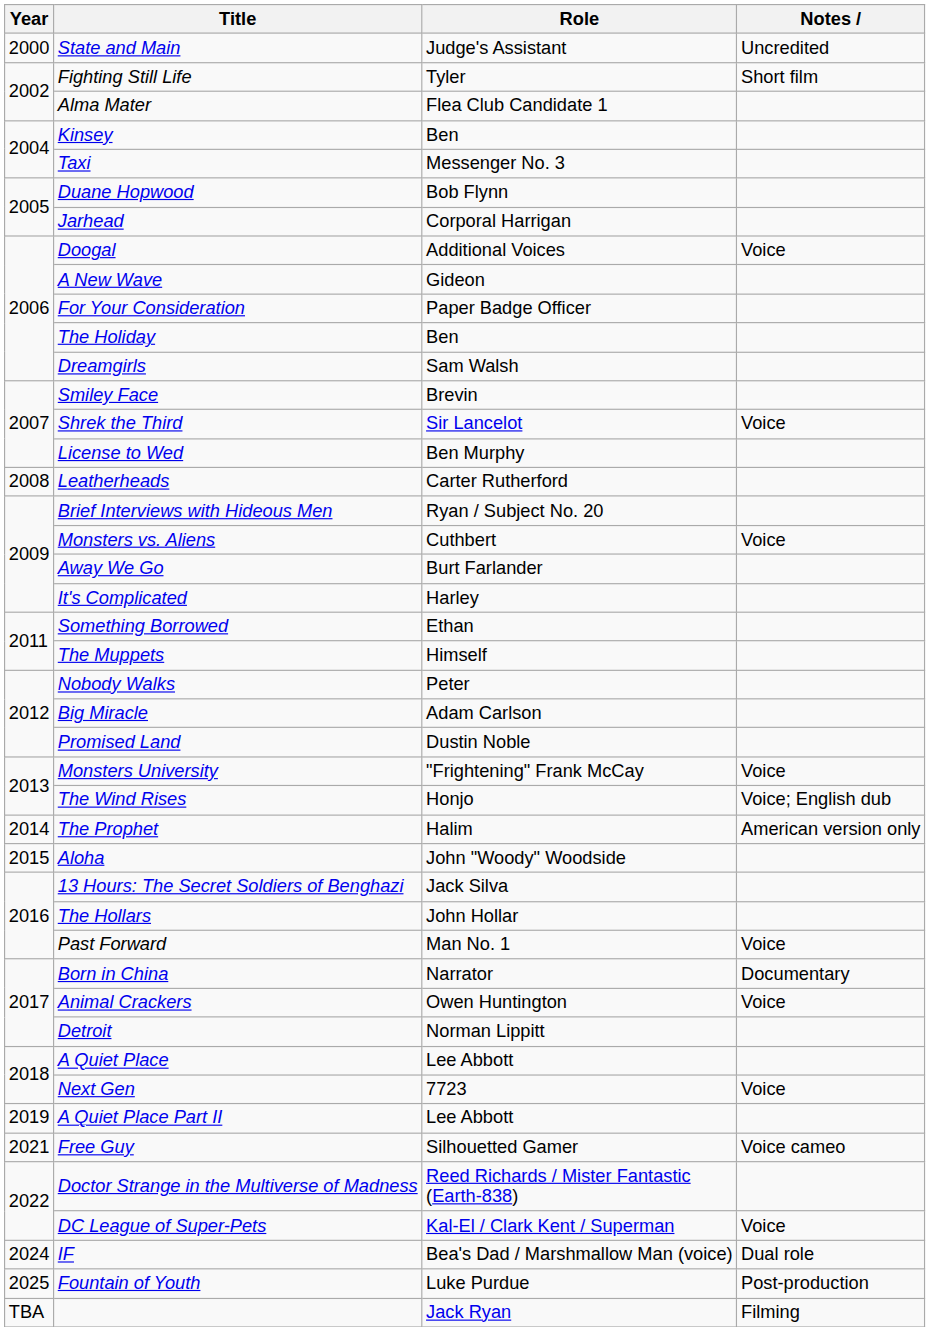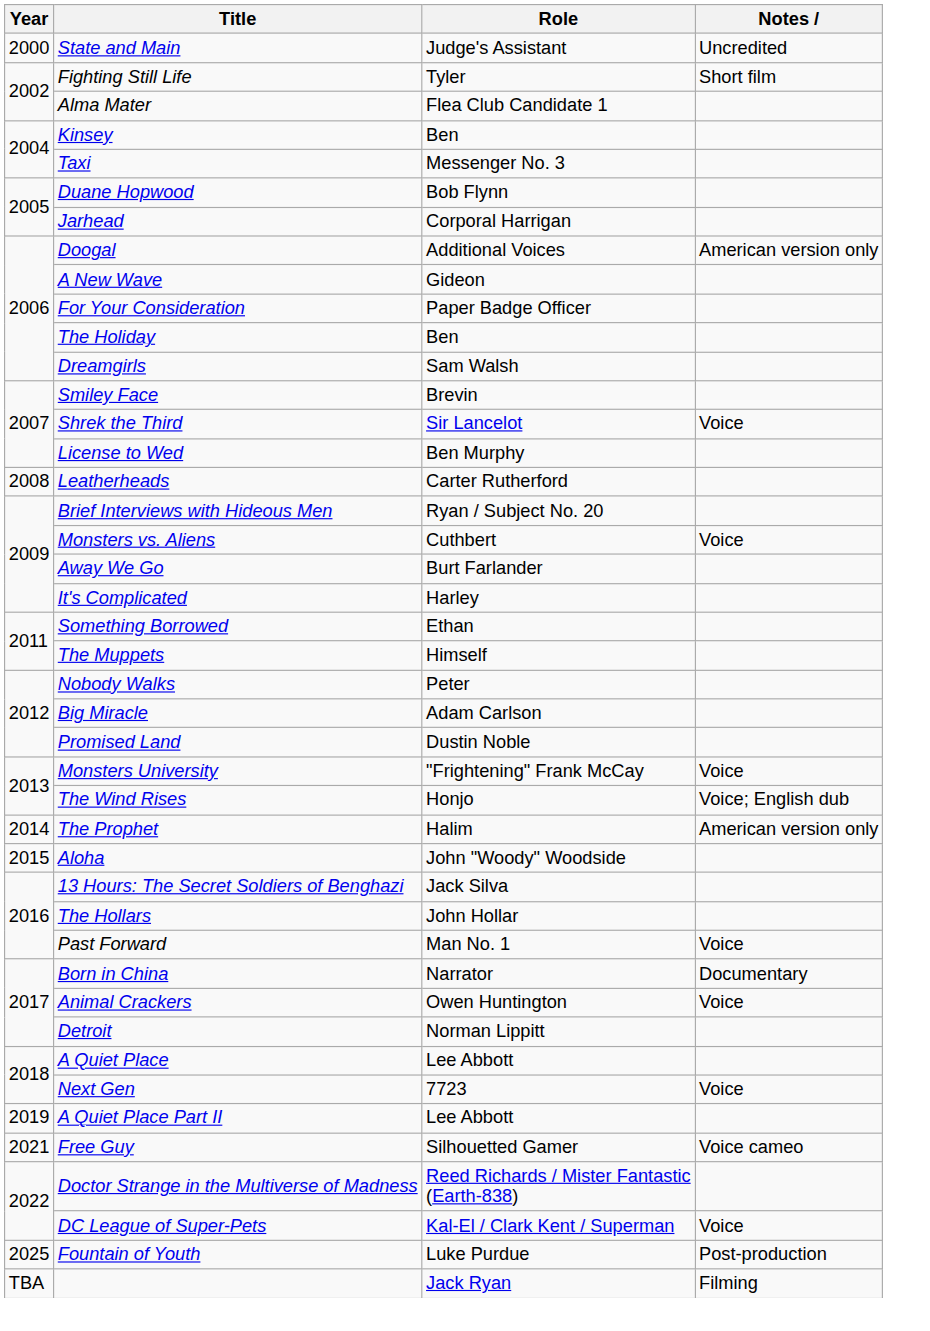(763, 250) Voice -> (789, 250) American version only
- row: (66, 1254)
